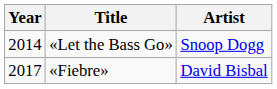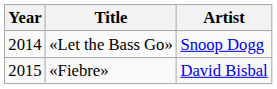(25, 70) 2017 -> (25, 70) 2015
